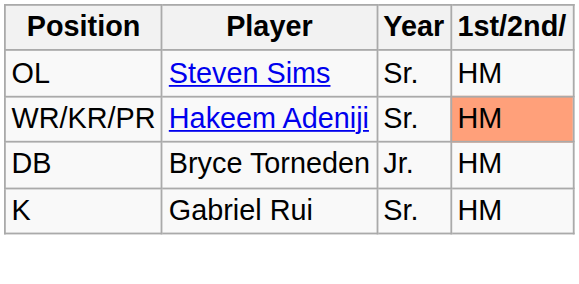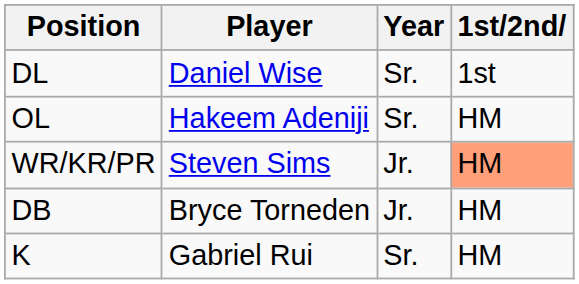+ row: (30, 73)
(250, 73) Steven Sims -> (269, 118) Hakeem Adeniji
(269, 118) Hakeem Adeniji -> (250, 164) Steven Sims
(401, 118) Sr. -> (398, 164) Jr.
